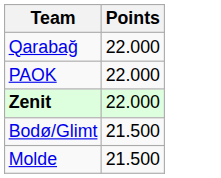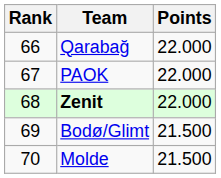+ column: (30, 18)
